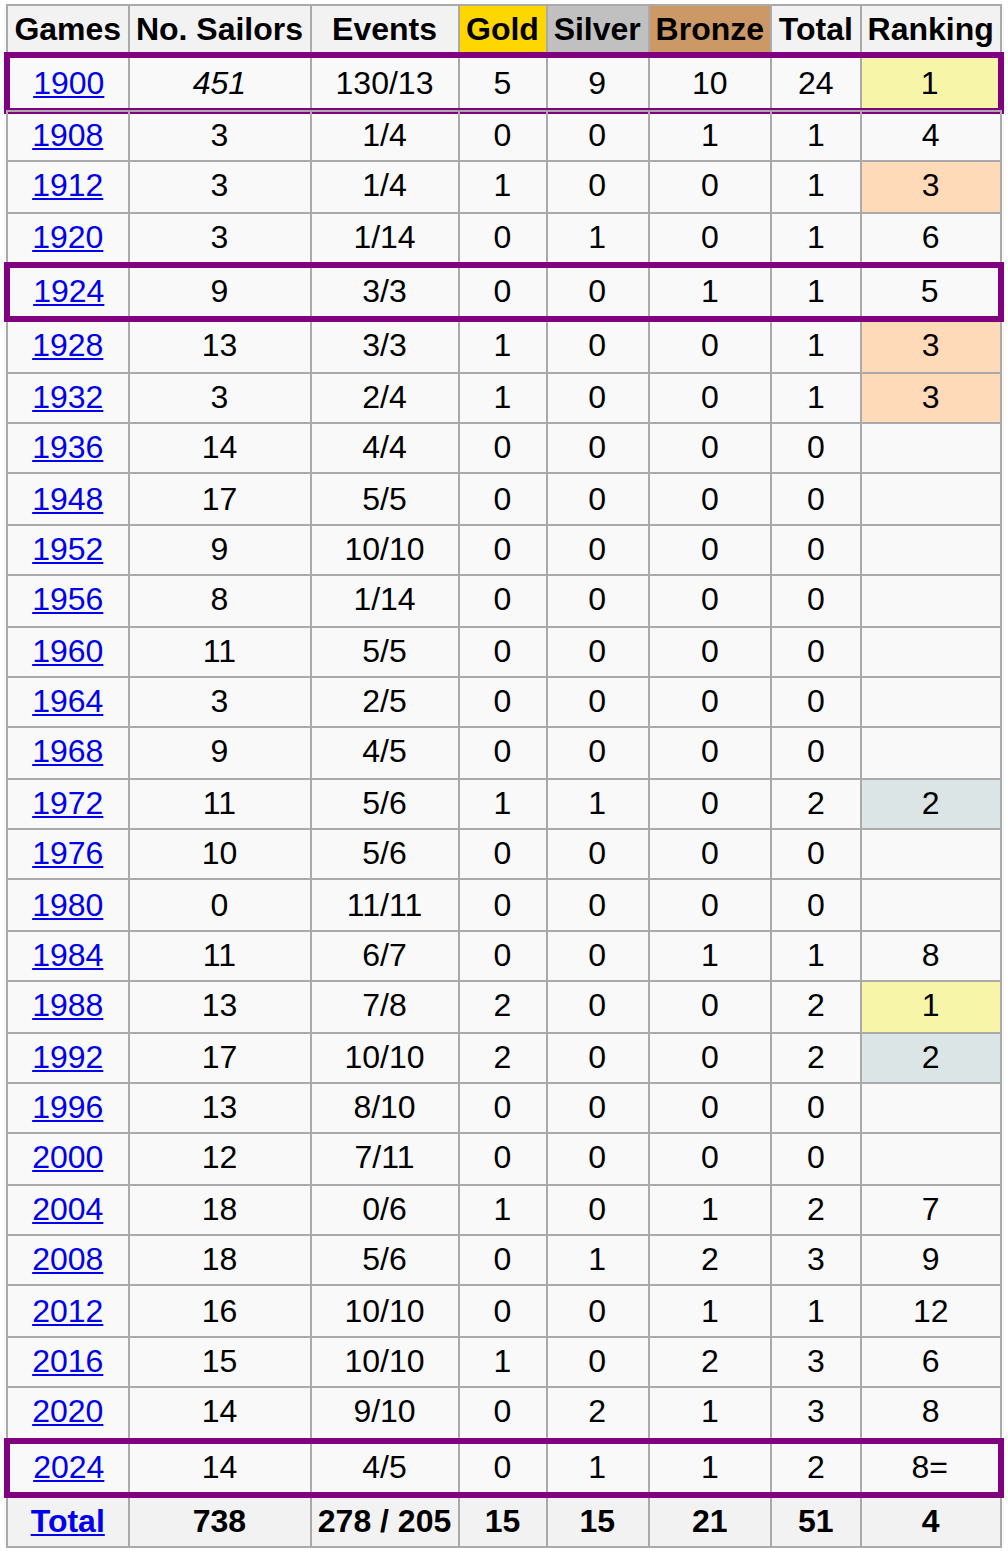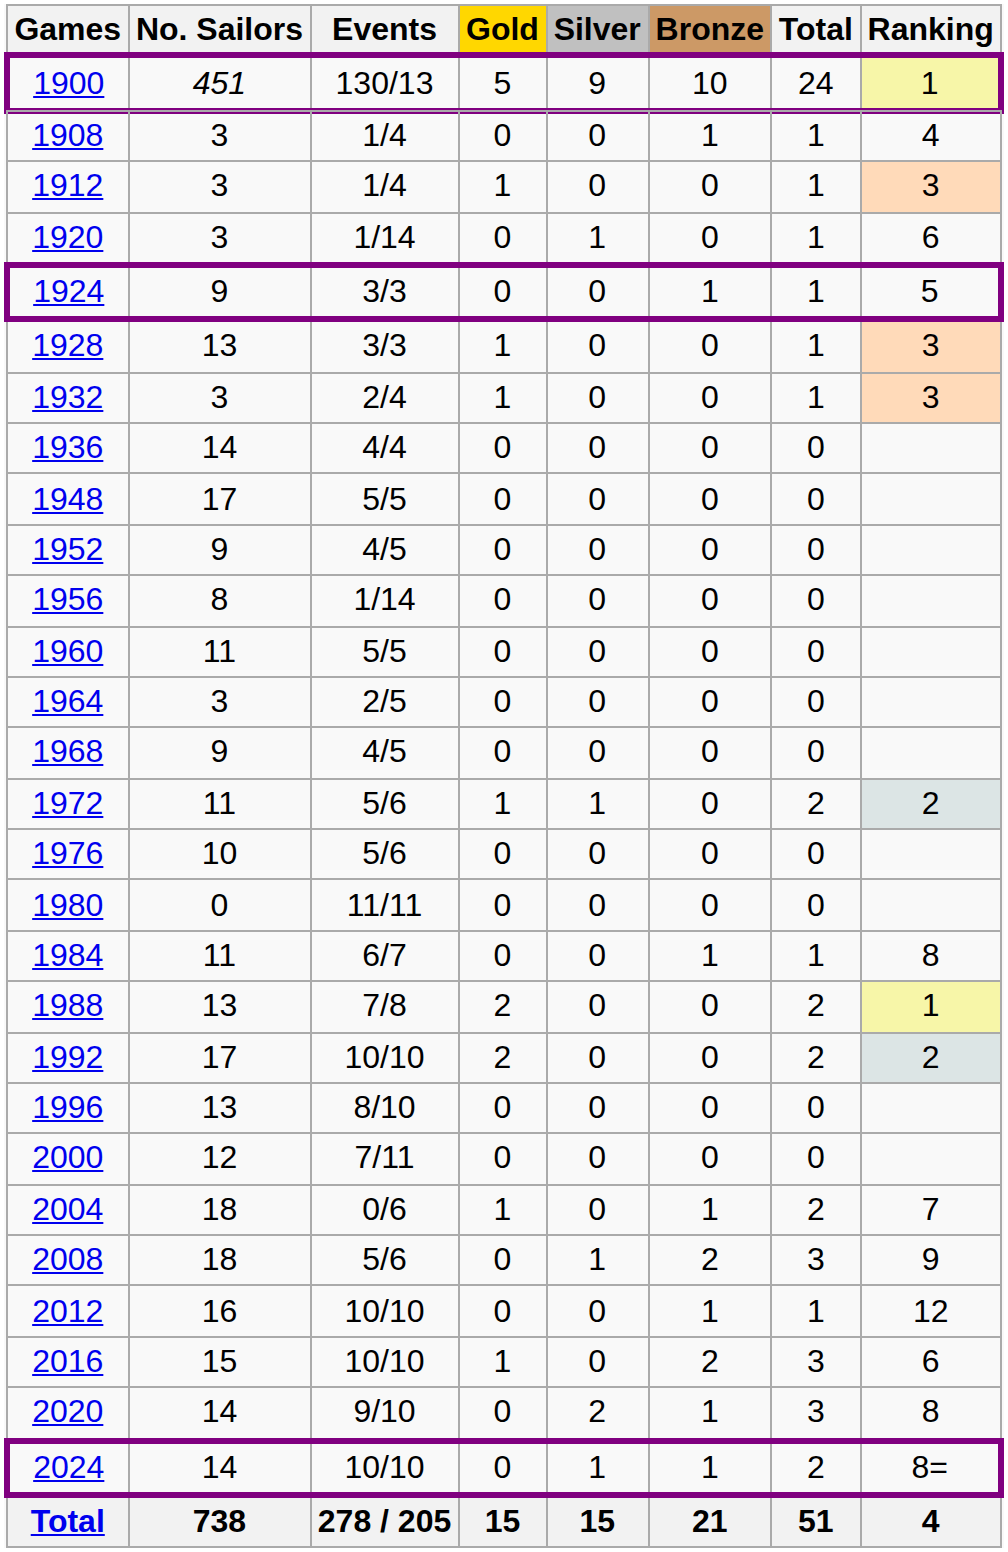(385, 549) 10/10 -> (384, 549) 4/5
(384, 1466) 4/5 -> (385, 1466) 10/10
